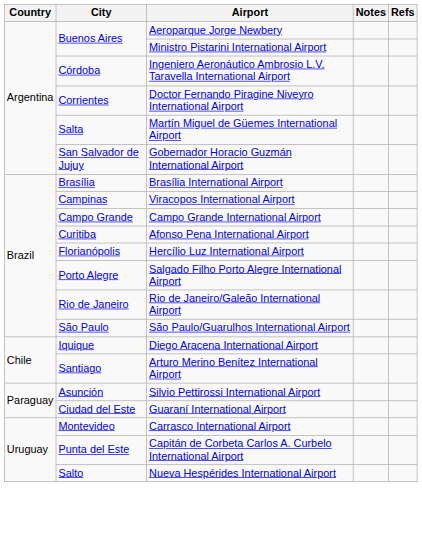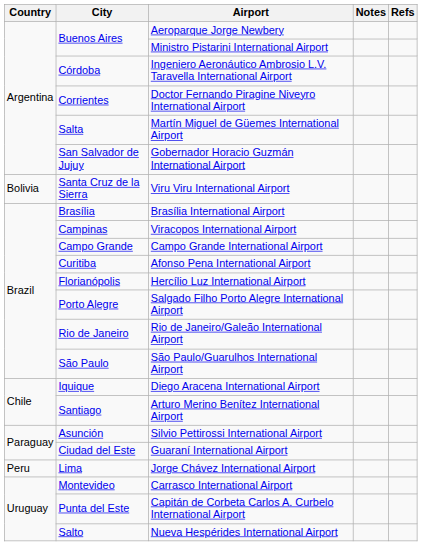+ row: (220, 188)
+ row: (233, 468)
